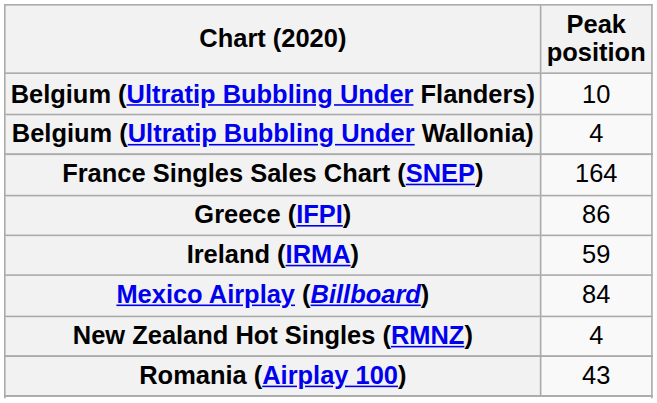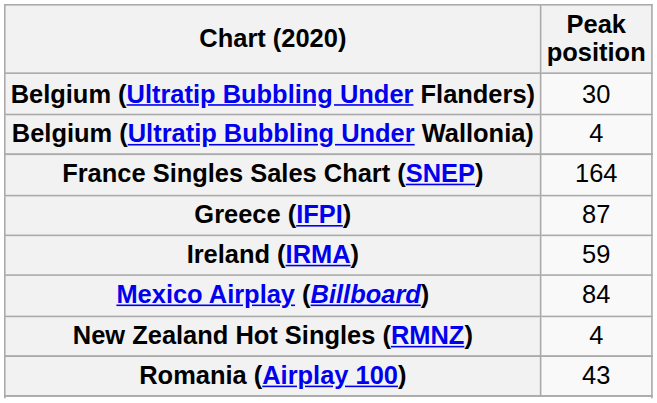(596, 93) 10 -> (596, 93) 30
(596, 214) 86 -> (596, 214) 87
